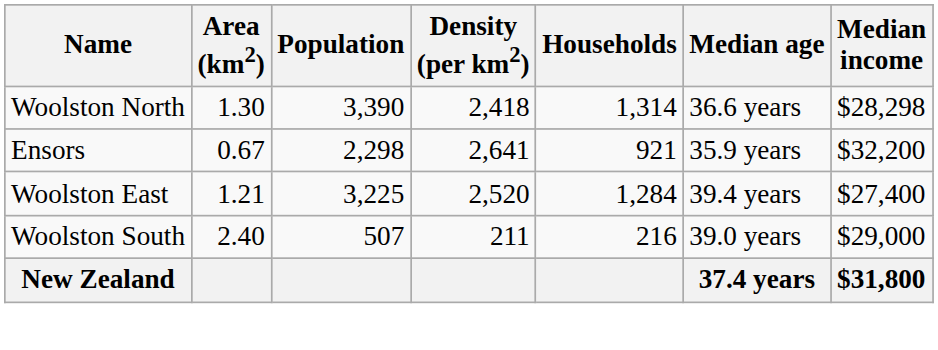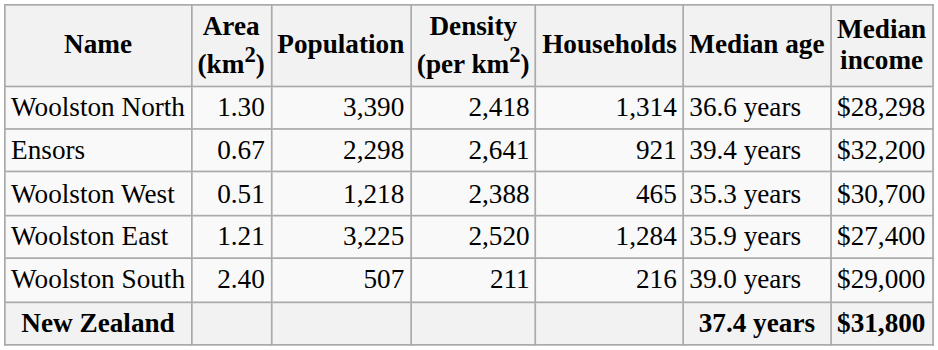(745, 150) 35.9 years -> (745, 150) 39.4 years
+ row: (93, 193)
(745, 193) 39.4 years -> (745, 236) 35.9 years
